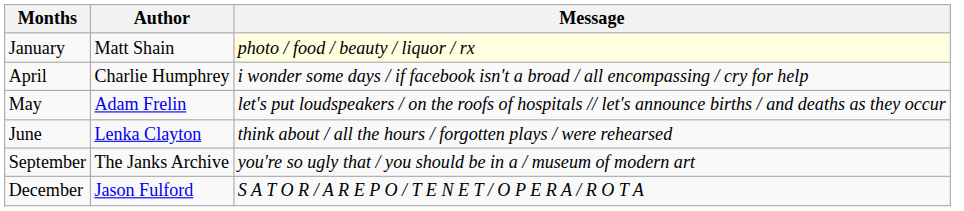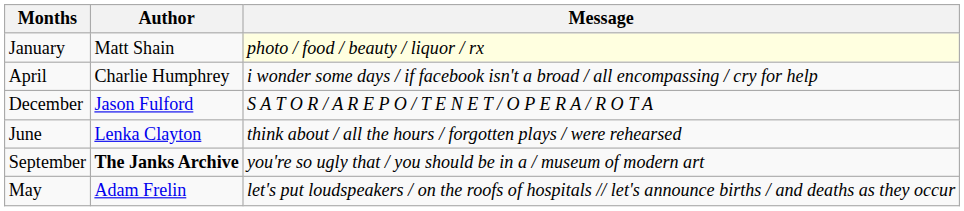rows swapped: (25, 104) <-> (46, 190)
(162, 162) normal -> (167, 162) bold
